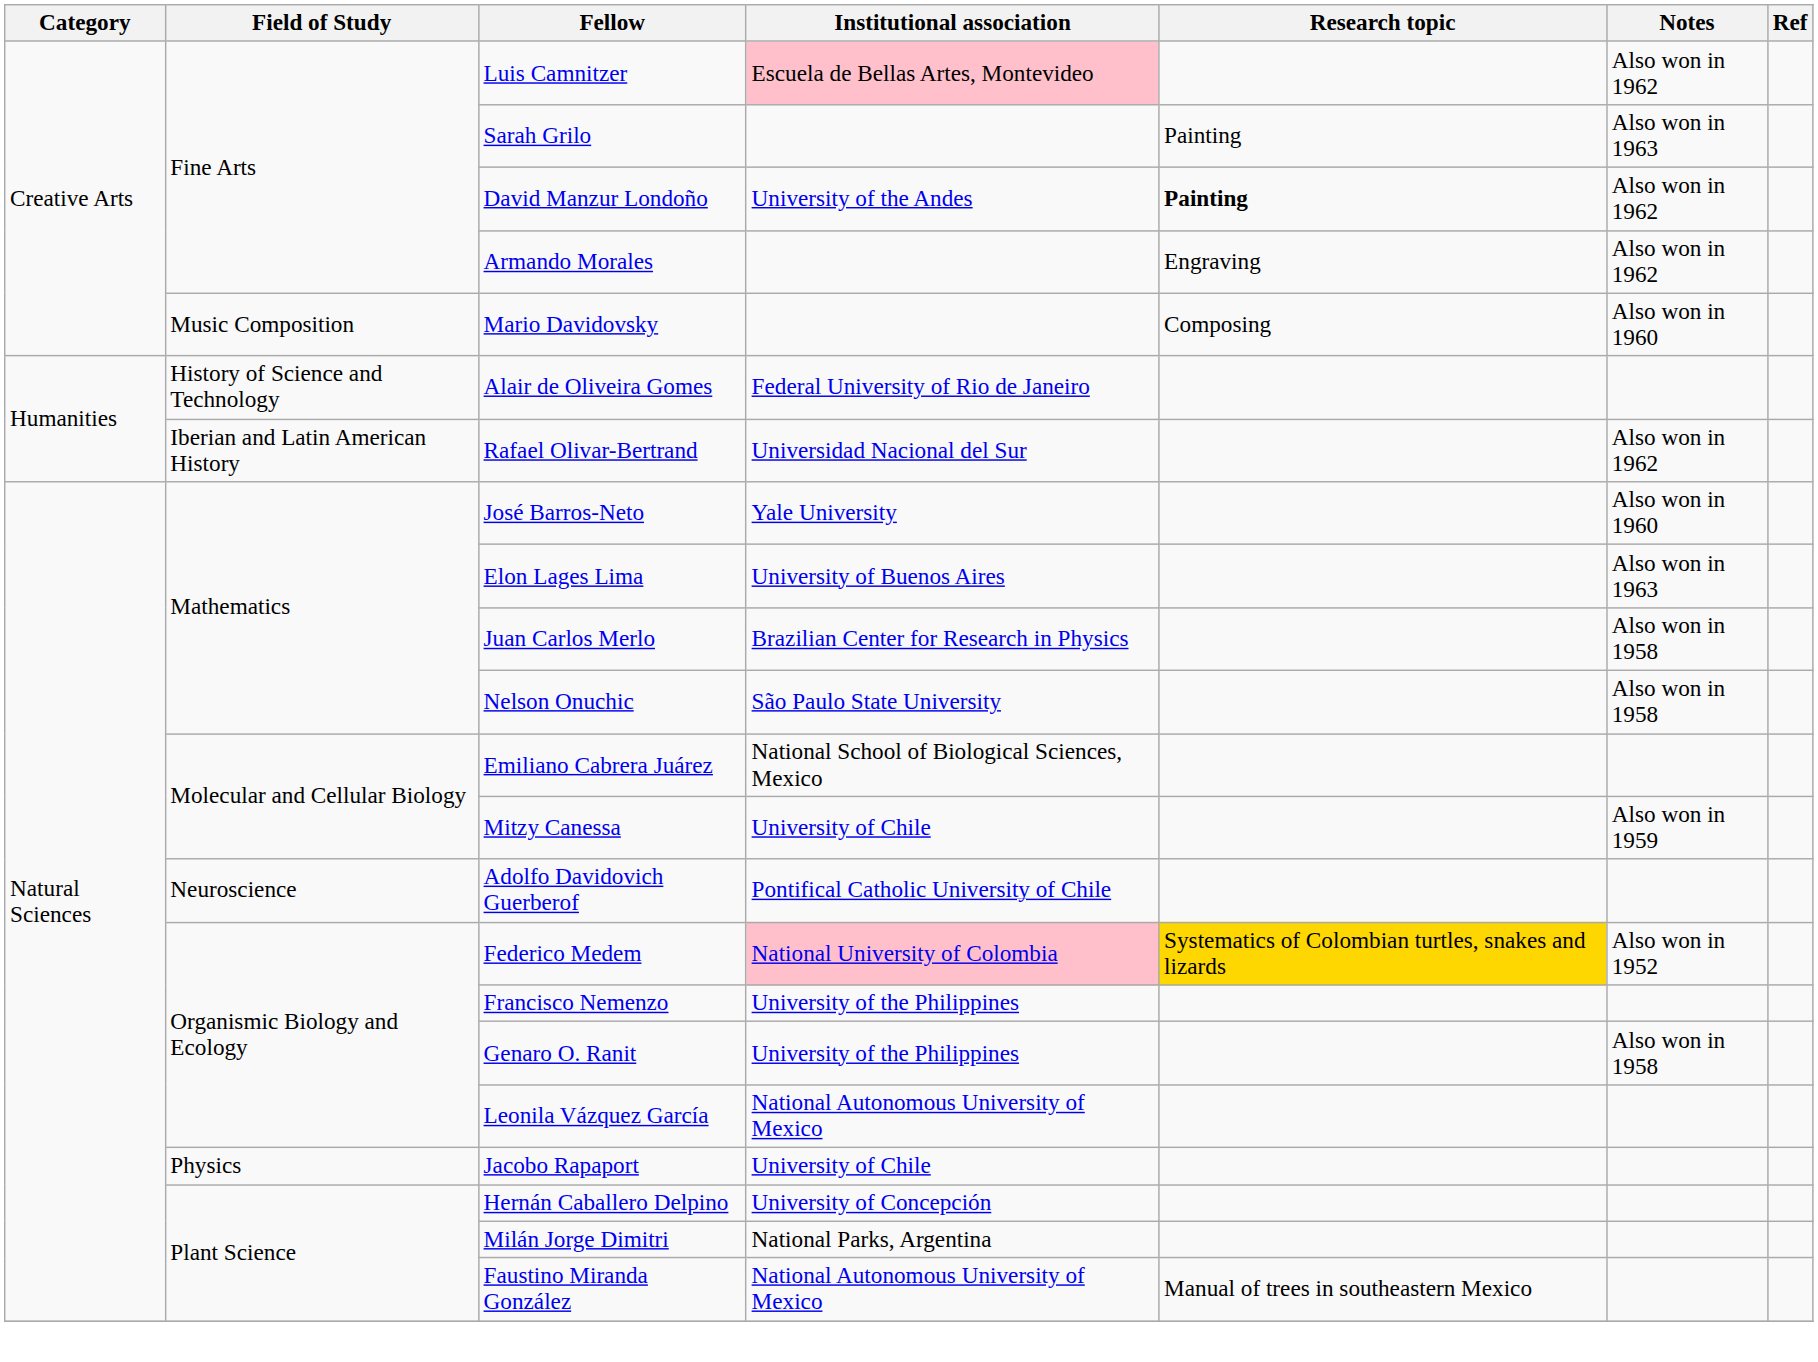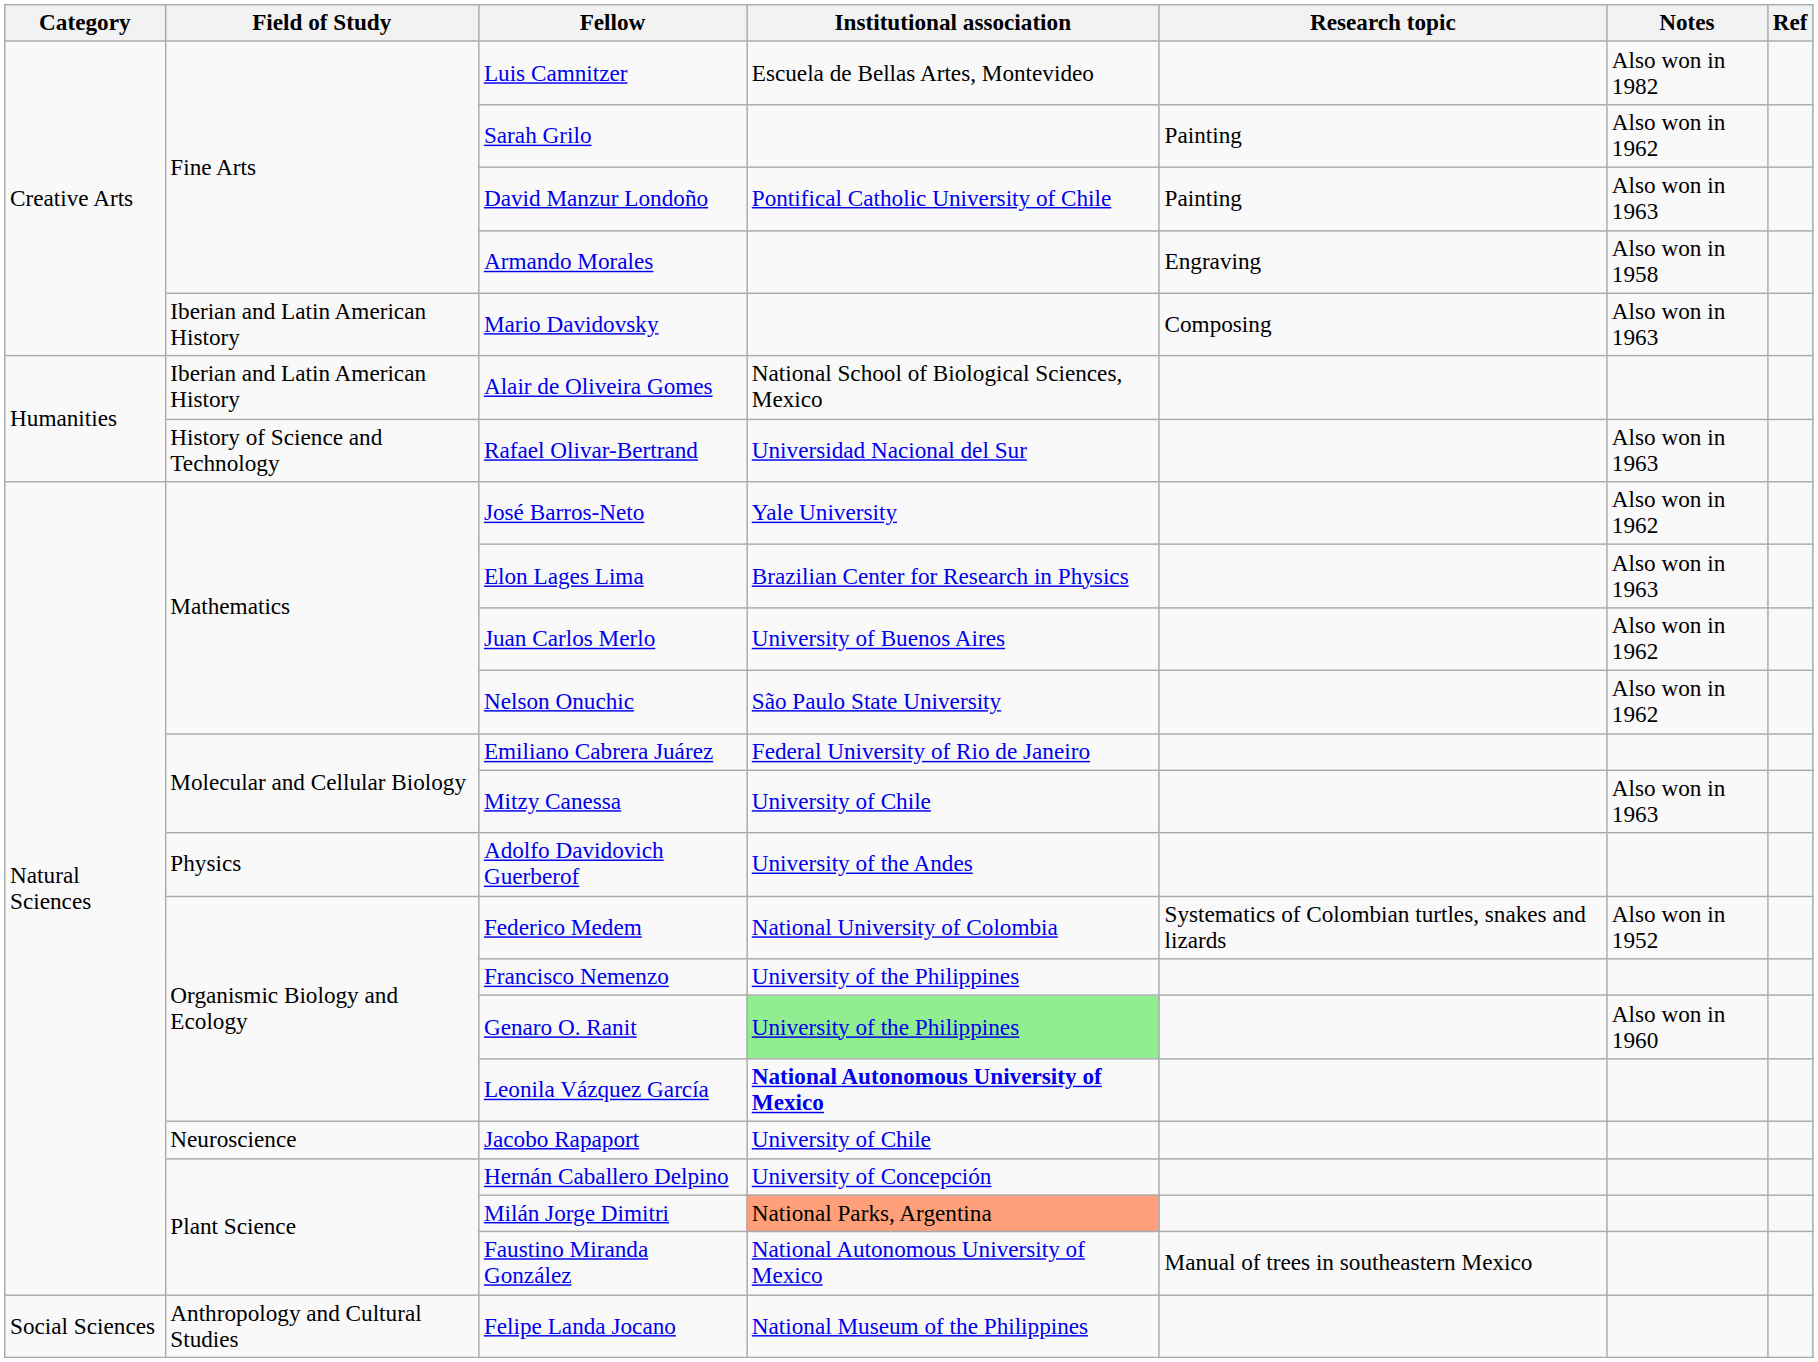(923, 72) pink background -> (923, 72) no background
(1668, 72) Also won in 1962 -> (1669, 72) Also won in 1982
(1668, 135) Also won in 1963 -> (1669, 135) Also won in 1962
(862, 198) University of the Andes -> (932, 198) Pontifical Catholic University of Chile
(1206, 198) bold -> (1203, 198) normal
(1668, 198) Also won in 1962 -> (1669, 198) Also won in 1963
(1668, 261) Also won in 1962 -> (1669, 261) Also won in 1958
(262, 324) Music Composition -> (298, 324) Iberian and Latin American History
(1668, 324) Also won in 1960 -> (1669, 324) Also won in 1963
(276, 387) History of Science and Technology -> (298, 387) Iberian and Latin American History
(921, 387) Federal University of Rio de Janeiro -> (937, 387) National School of Biological Sciences, Mexico
(298, 450) Iberian and Latin American History -> (276, 450) History of Science and Technology
(1668, 450) Also won in 1962 -> (1669, 450) Also won in 1963
(1668, 512) Also won in 1960 -> (1669, 512) Also won in 1962
(878, 575) University of Buenos Aires -> (940, 575) Brazilian Center for Research in Physics
(940, 638) Brazilian Center for Research in Physics -> (878, 638) University of Buenos Aires
(1668, 638) Also won in 1958 -> (1669, 638) Also won in 1962
(1668, 701) Also won in 1958 -> (1669, 701) Also won in 1962
(937, 764) National School of Biological Sciences, Mexico -> (921, 751) Federal University of Rio de Janeiro
(1668, 827) Also won in 1959 -> (1669, 801) Also won in 1963
(233, 890) Neuroscience -> (206, 864) Physics
(931, 890) Pontifical Catholic University of Chile -> (862, 864) University of the Andes
(905, 953) pink background -> (905, 927) no background
(1375, 953) gold background -> (1375, 927) no background
(885, 1052) no background -> (885, 1026) lightgreen background
(1668, 1052) Also won in 1958 -> (1669, 1026) Also won in 1960
(918, 1115) normal -> (927, 1089) bold
(206, 1165) Physics -> (233, 1139) Neuroscience
(872, 1239) no background -> (872, 1213) lightsalmon background
+ row: (580, 1325)
